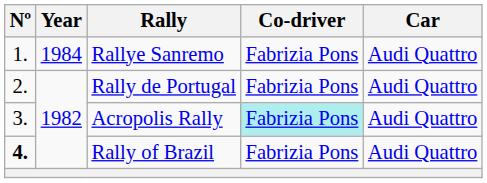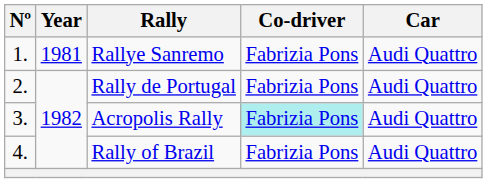(61, 53) 1984 -> (61, 53) 1981
(20, 151) bold -> (20, 151) normal
